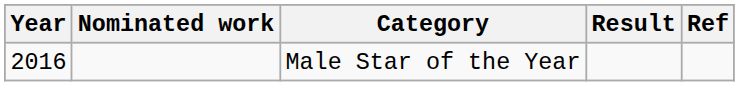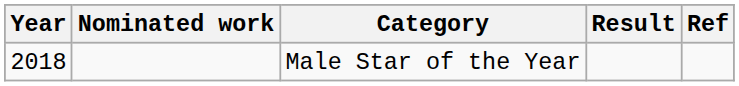(39, 62) 2016 -> (39, 62) 2018
